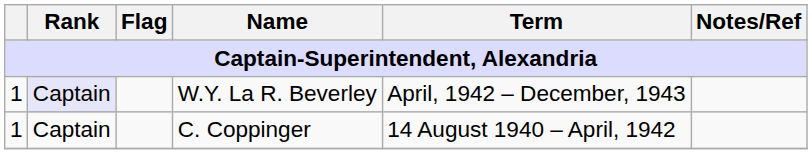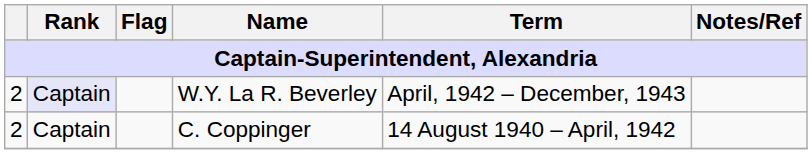(16, 93) 1 -> (16, 93) 2
(16, 129) 1 -> (16, 129) 2
